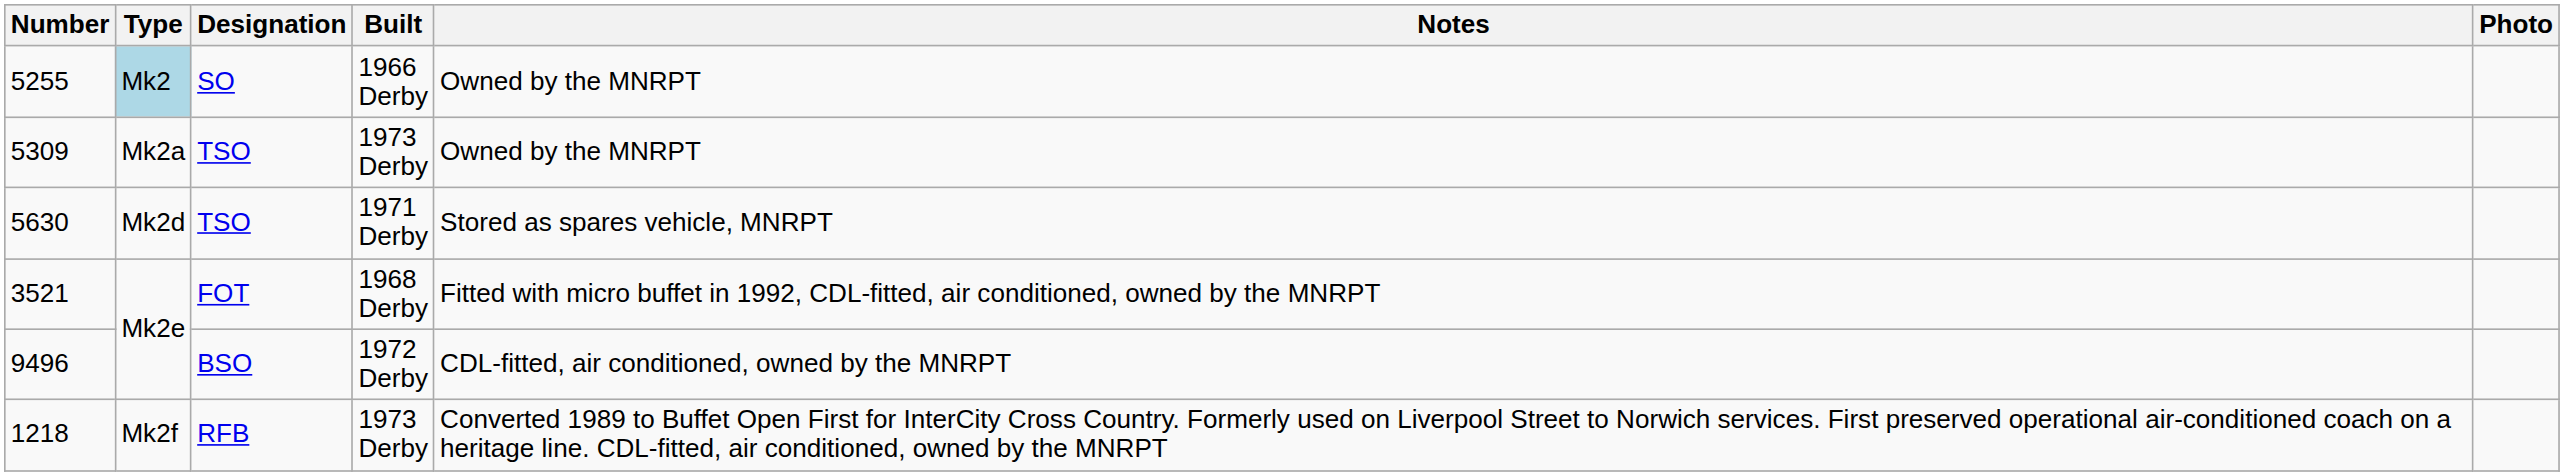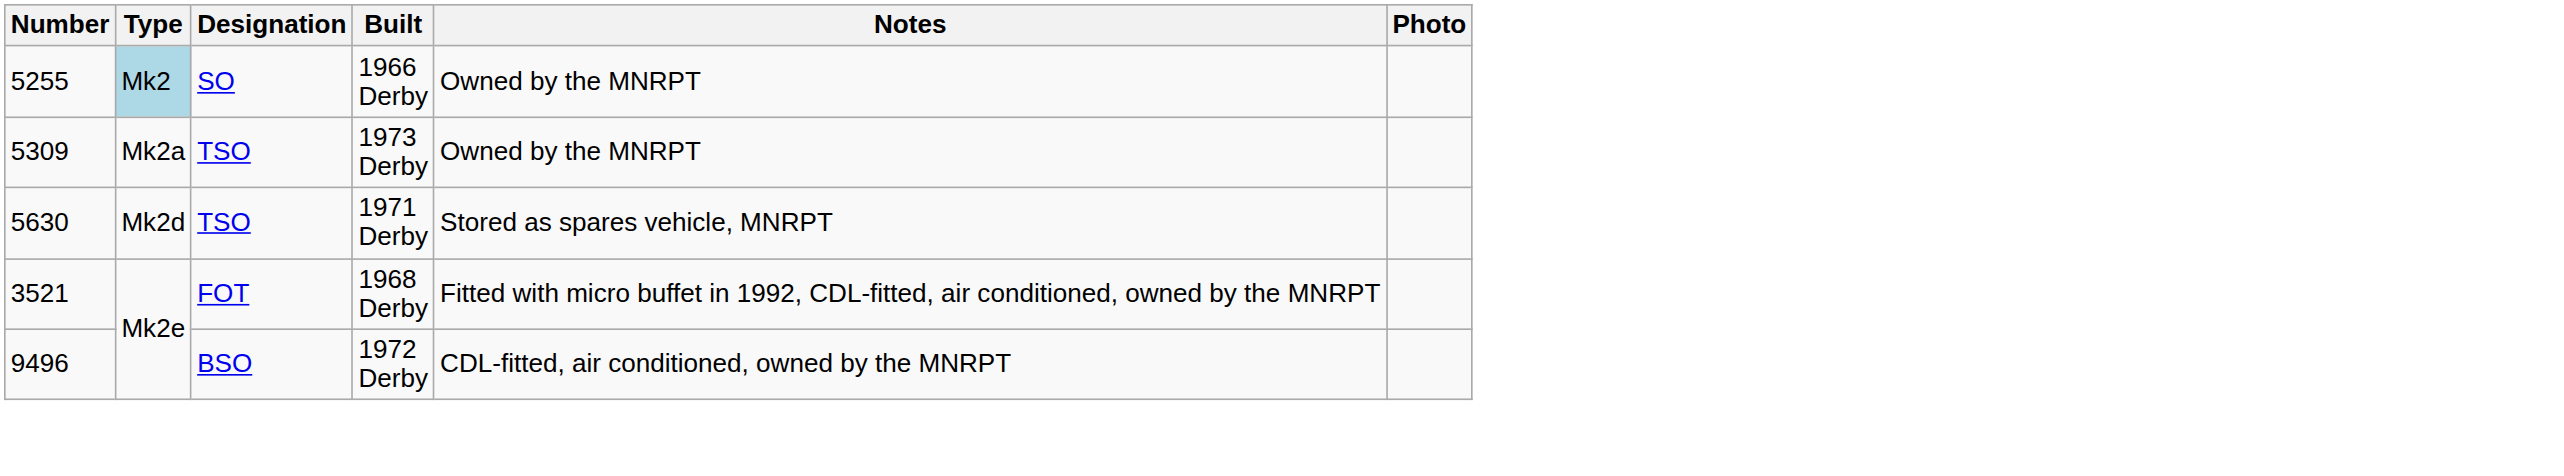- row: (40, 434)
